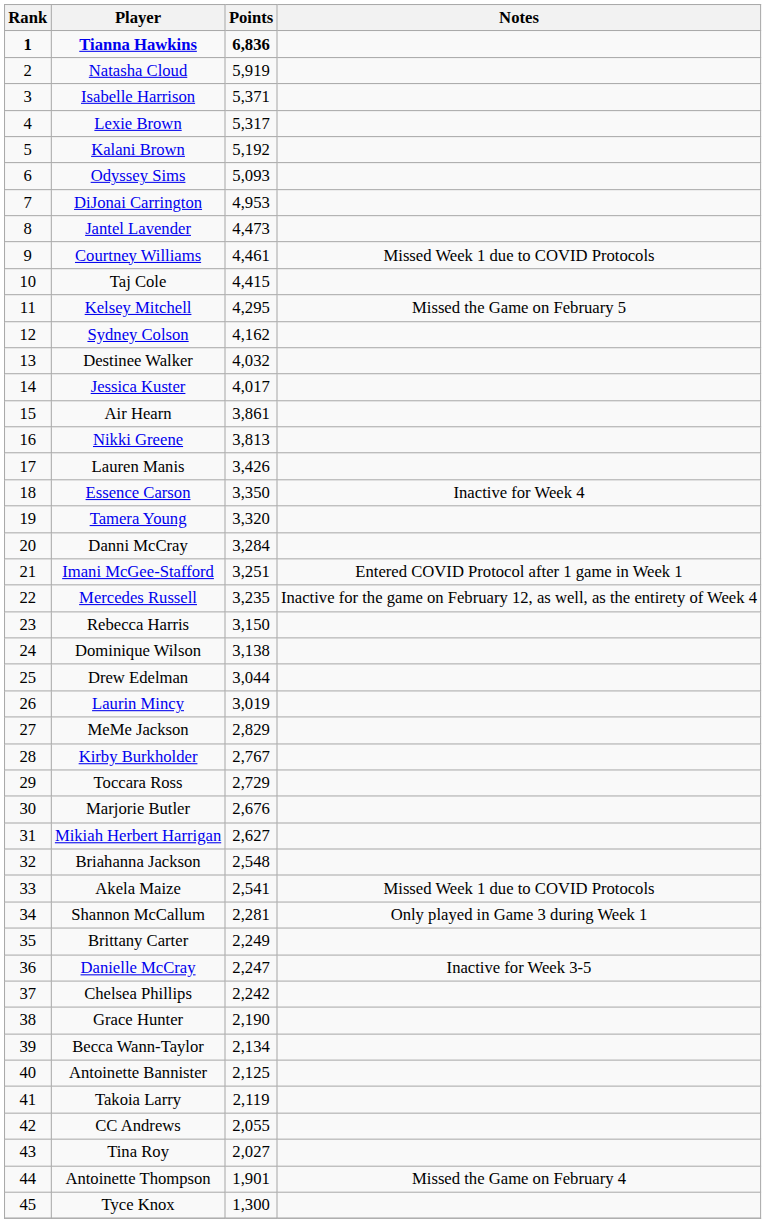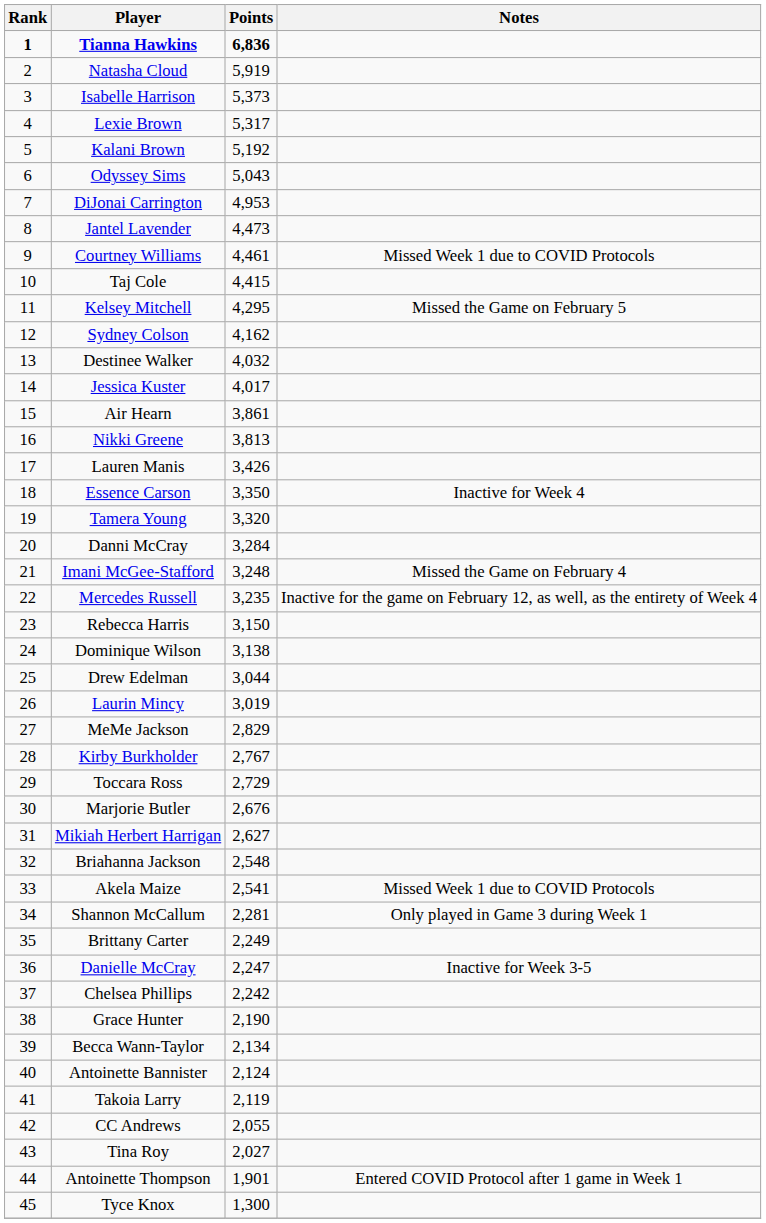(251, 96) 5,371 -> (251, 96) 5,373
(251, 176) 5,093 -> (251, 176) 5,043
(251, 571) 3,251 -> (251, 571) 3,248
(519, 571) Entered COVID Protocol after 1 game in Week 1 -> (519, 571) Missed the Game on February 4
(251, 1073) 2,125 -> (251, 1073) 2,124
(519, 1178) Missed the Game on February 4 -> (519, 1178) Entered COVID Protocol after 1 game in Week 1
